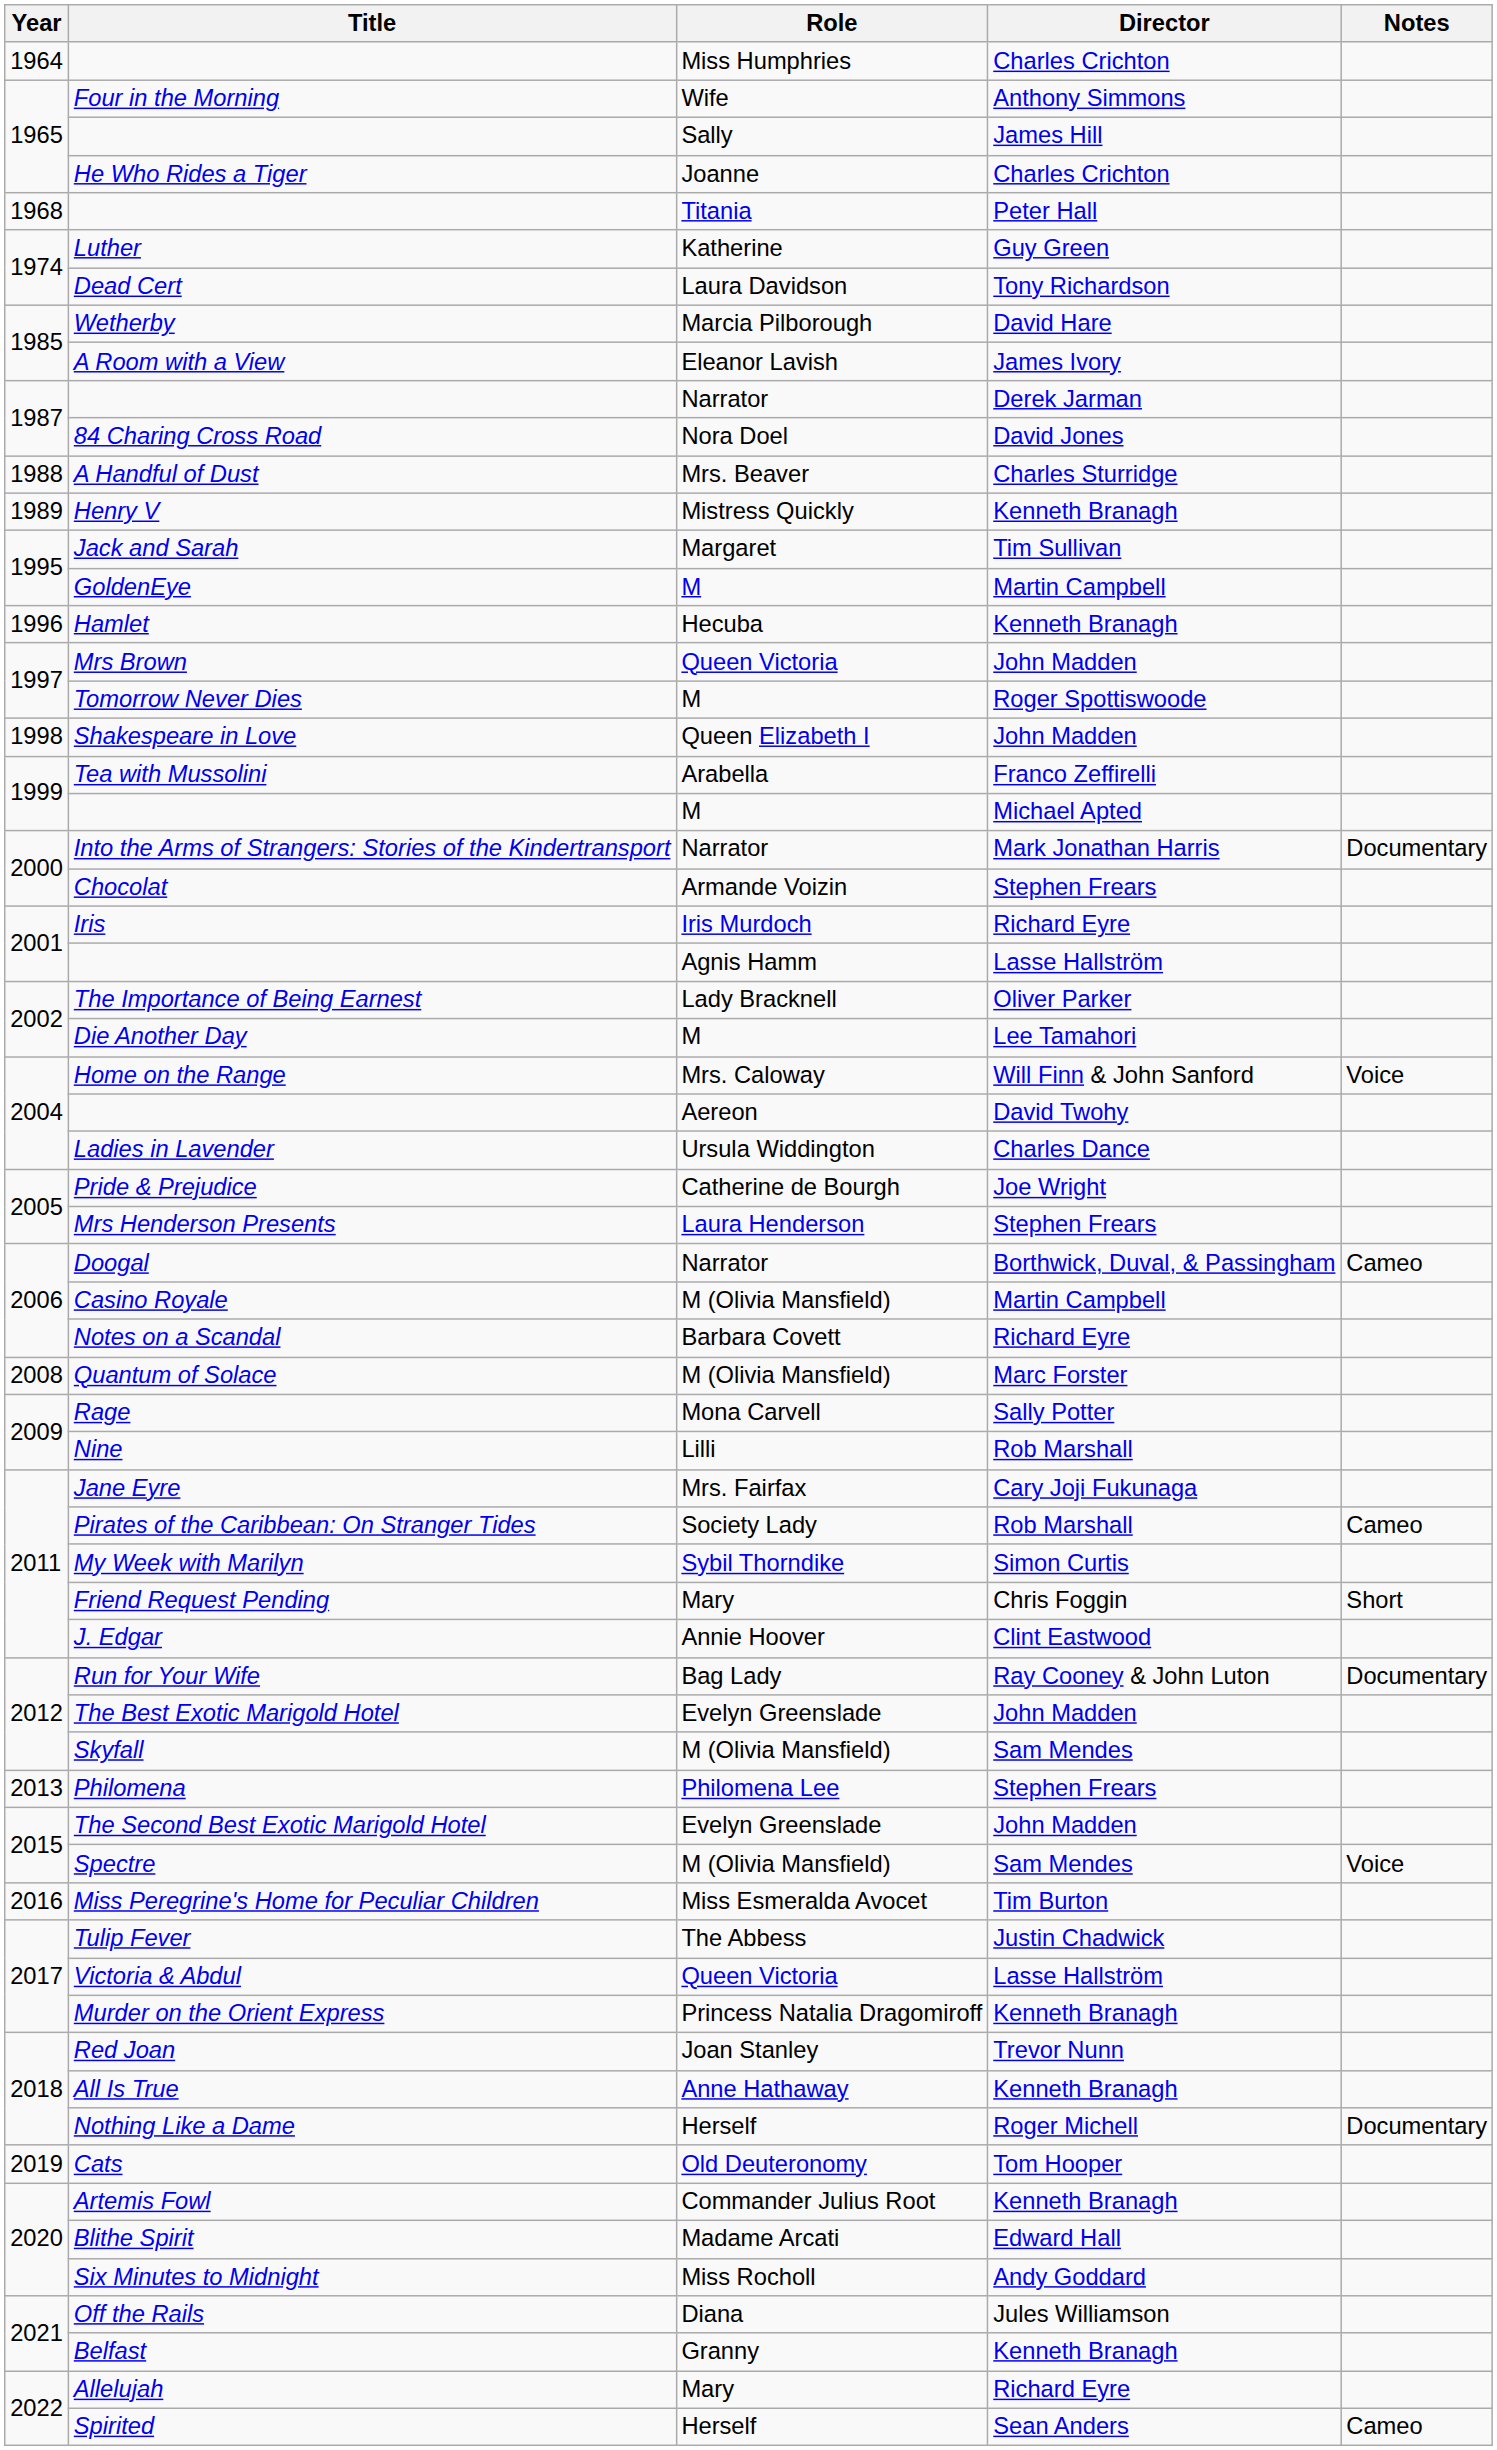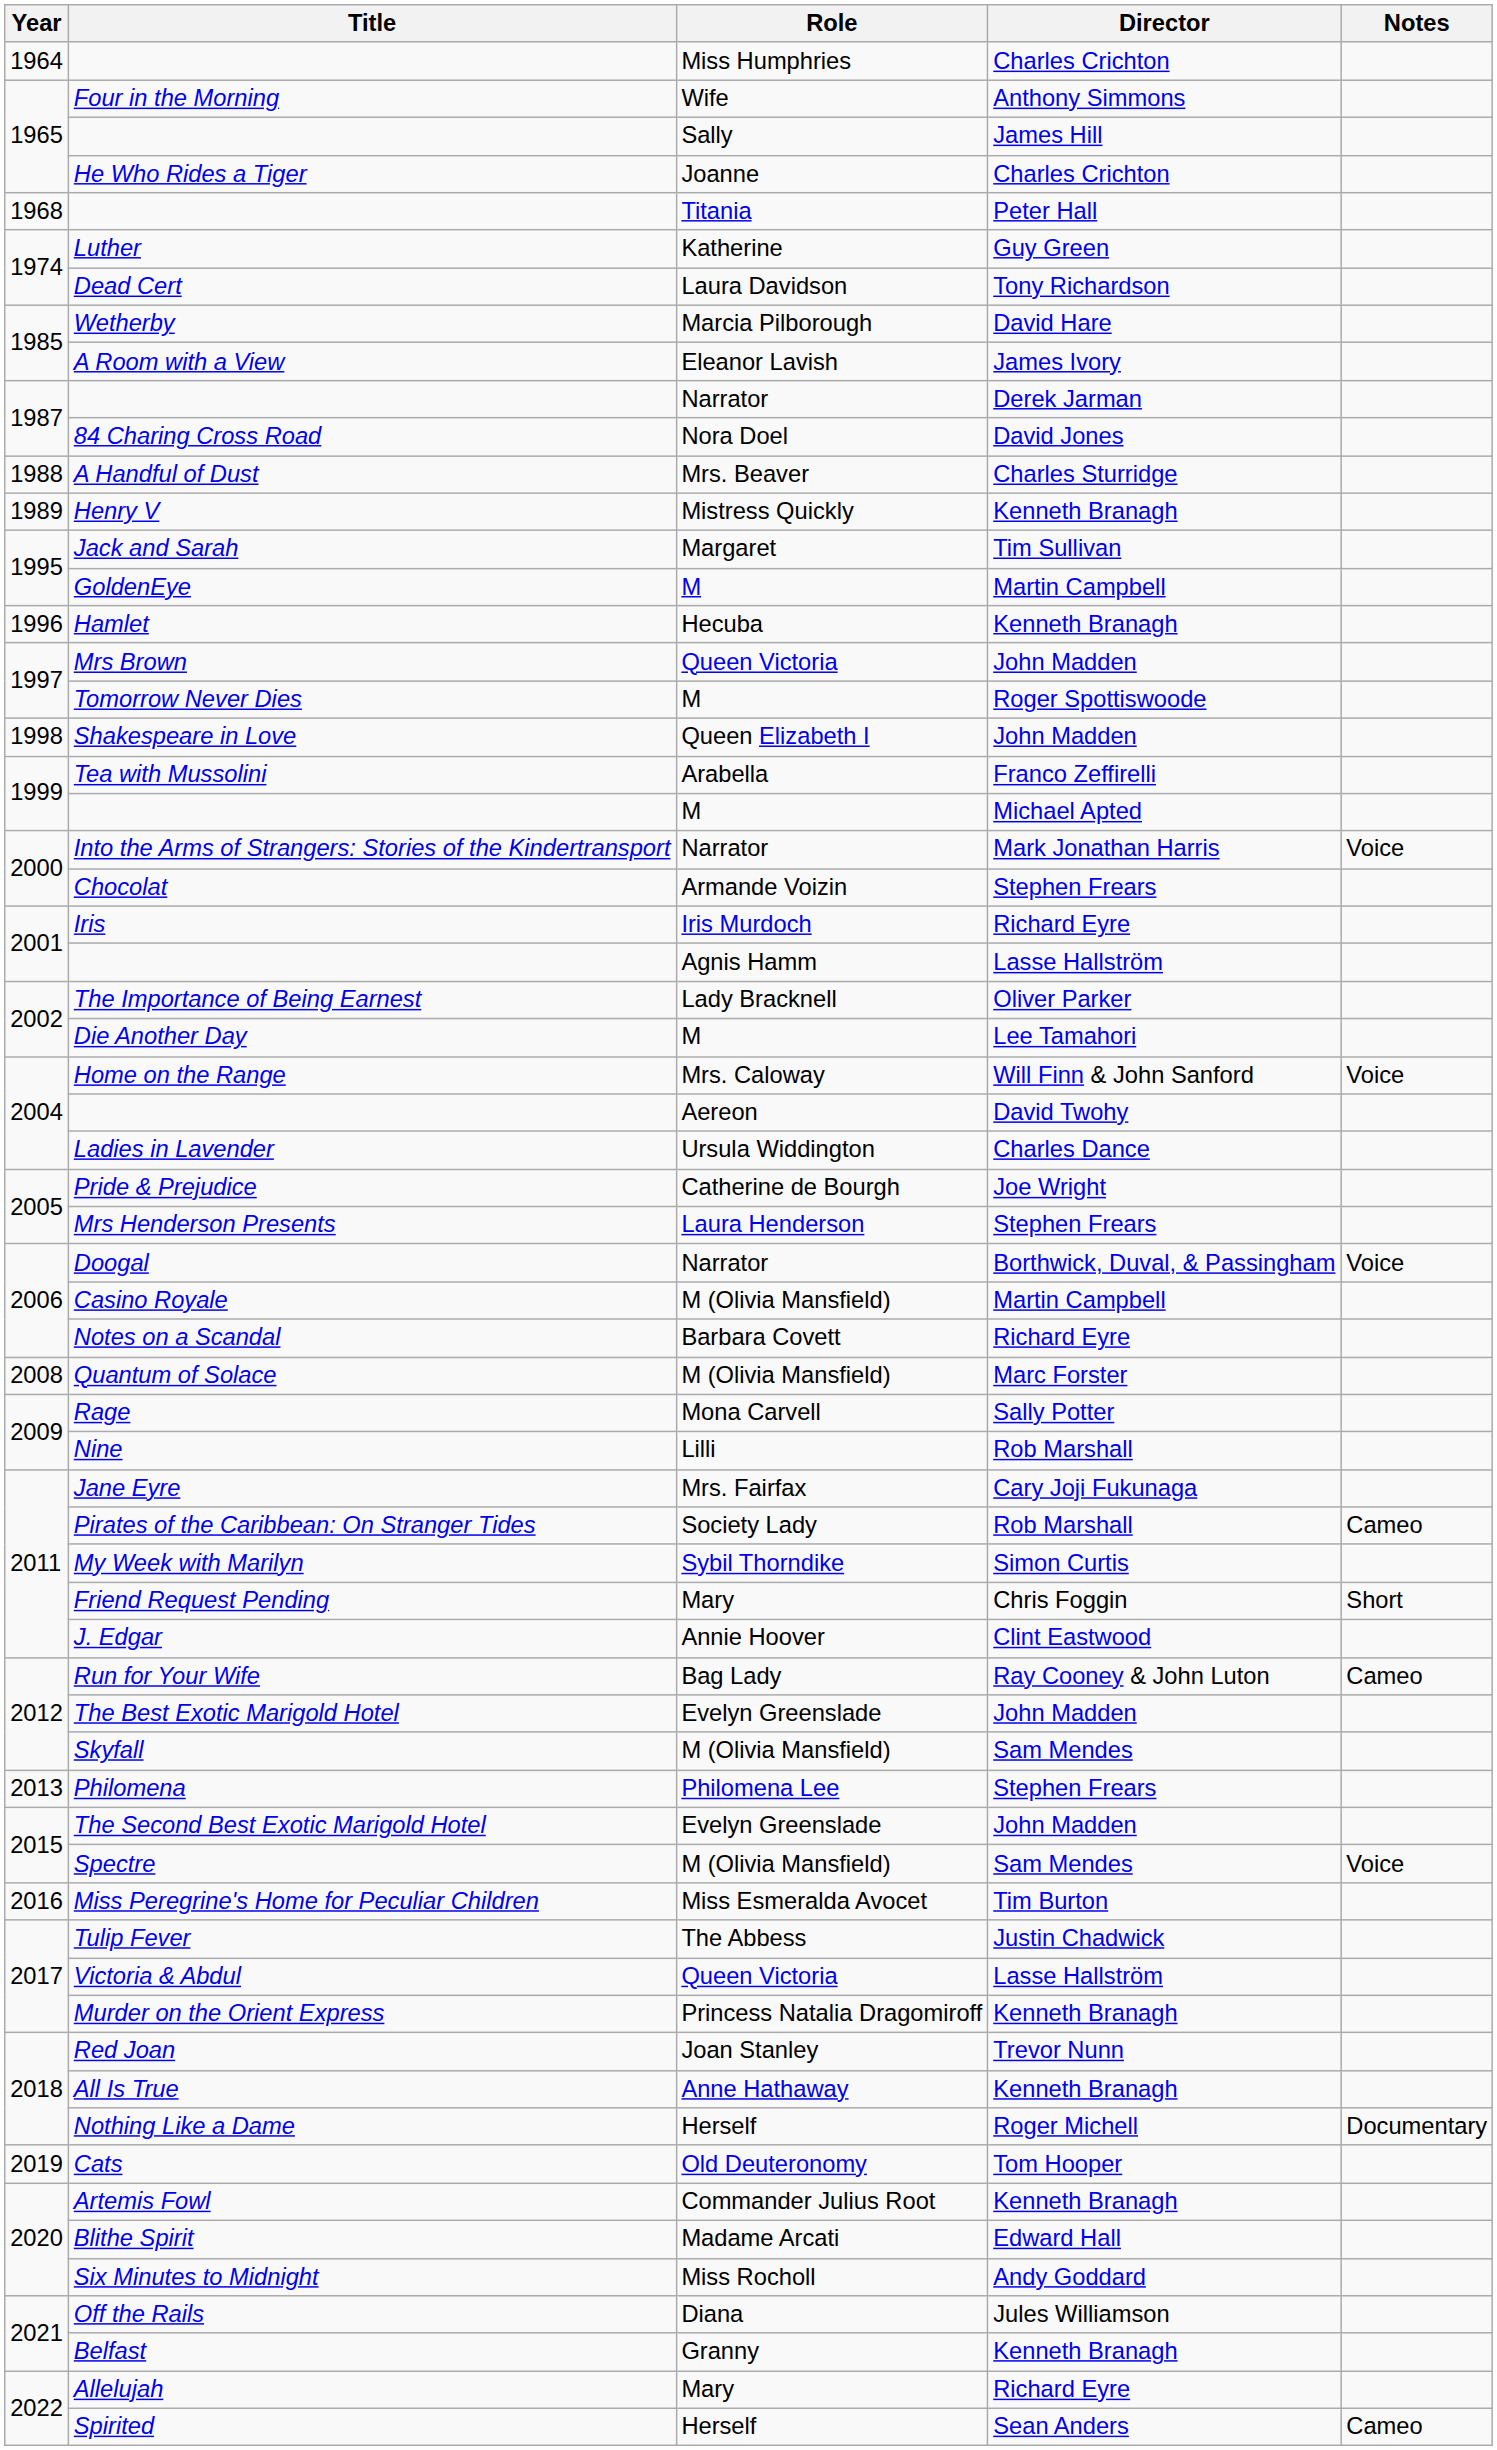(1417, 849) Documentary -> (1375, 849) Voice
(1385, 1262) Cameo -> (1375, 1262) Voice
(1417, 1675) Documentary -> (1385, 1675) Cameo
